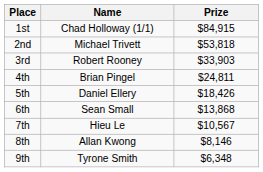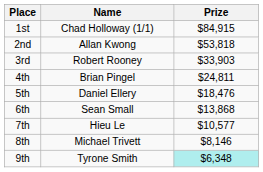(107, 45) Michael Trivett -> (107, 45) Allan Kwong
(216, 93) $18,426 -> (216, 93) $18,476
(216, 126) $10,567 -> (216, 126) $10,577
(107, 142) Allan Kwong -> (107, 142) Michael Trivett
(216, 158) no background -> (216, 158) paleturquoise background
